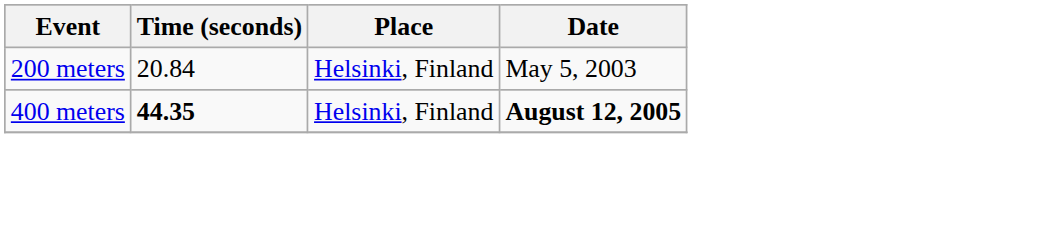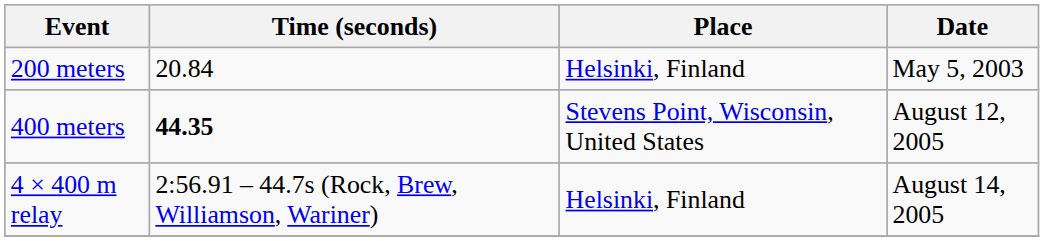(404, 111) Helsinki, Finland -> (700, 126) Stevens Point, Wisconsin, United States
(593, 111) bold -> (949, 126) normal
+ row: (64, 199)
